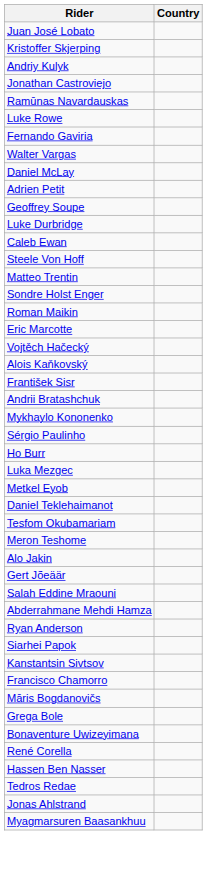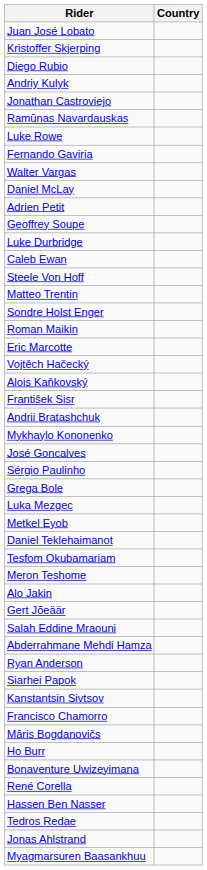+ row: (37, 66)
+ row: (46, 452)
rows swapped: (35, 716) <-> (26, 452)
